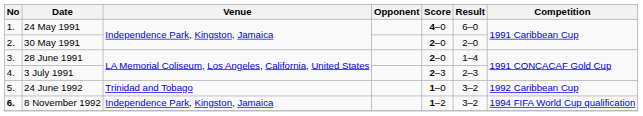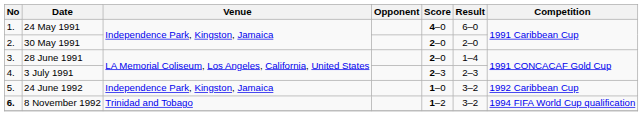(149, 88) Trinidad and Tobago -> (189, 88) Independence Park, Kingston, Jamaica
(189, 103) Independence Park, Kingston, Jamaica -> (149, 103) Trinidad and Tobago
